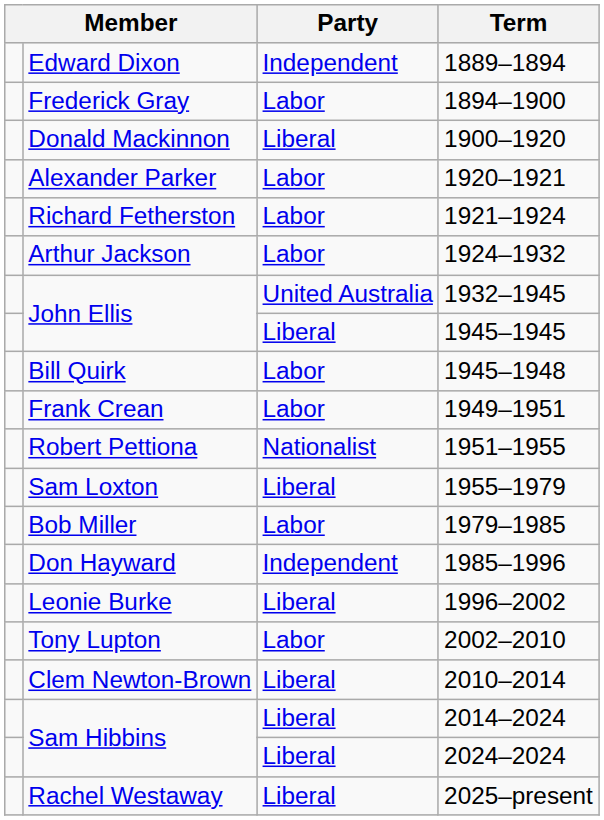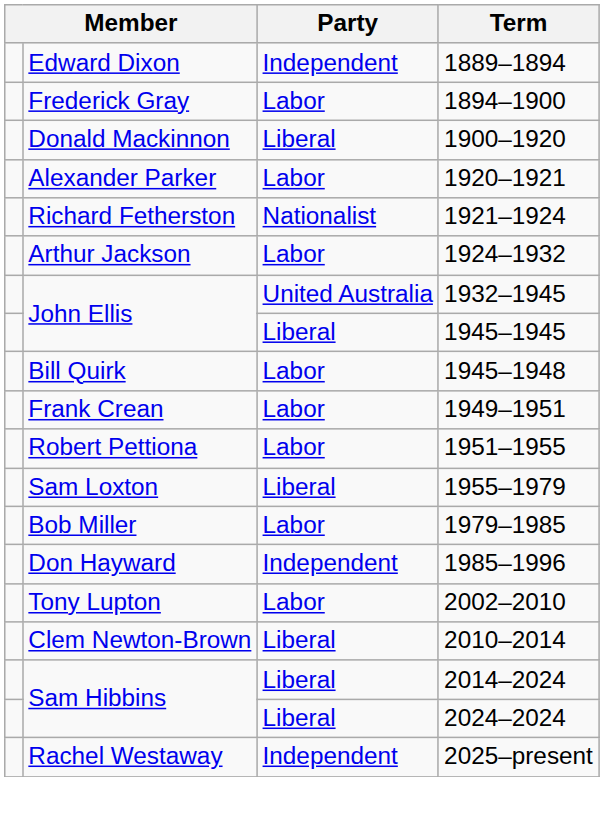(294, 216) Labor -> (319, 216) Nationalist
(319, 448) Nationalist -> (294, 448) Labor
- row: (100, 602)
(299, 795) Liberal -> (330, 756) Independent
